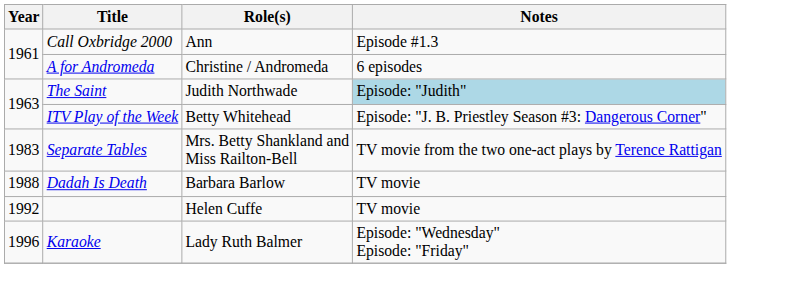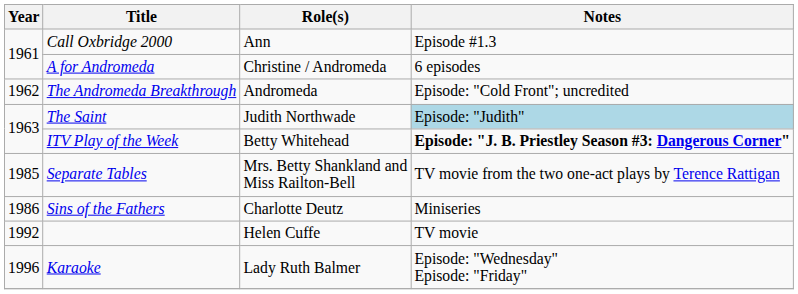+ row: (141, 91)
(532, 116) normal -> (602, 141) bold
(24, 150) 1983 -> (24, 174) 1985
+ row: (106, 208)
- row: (97, 183)
